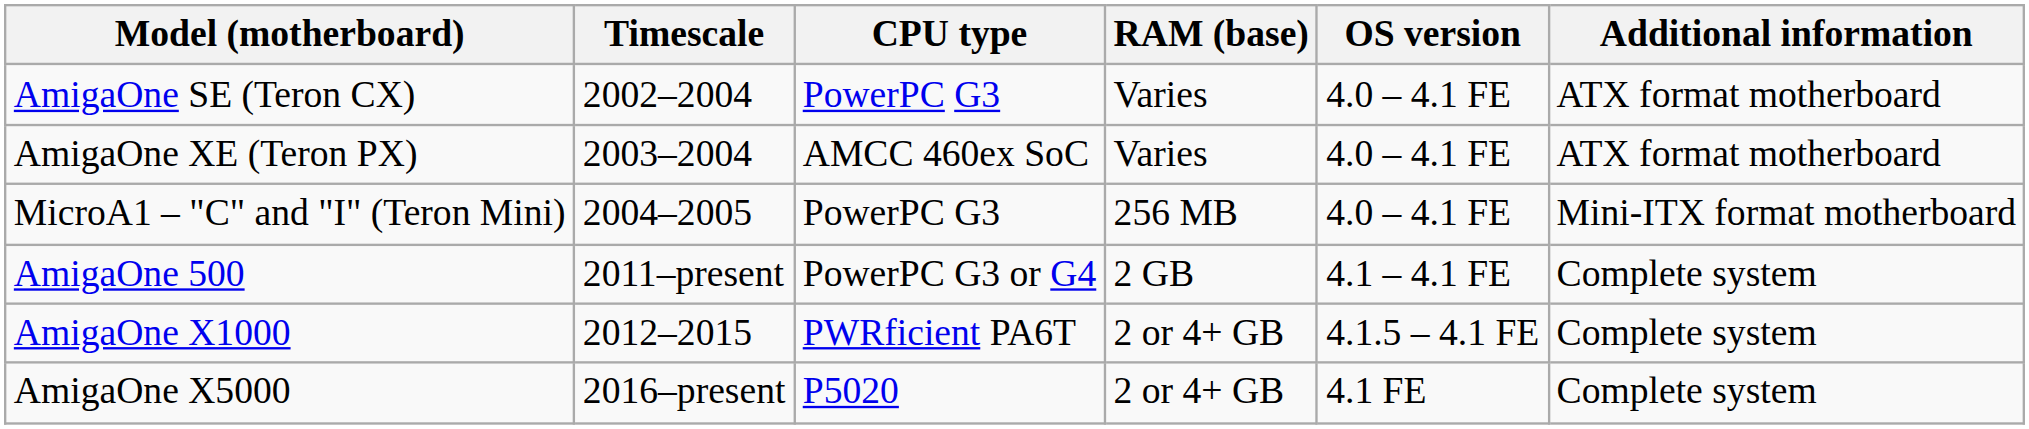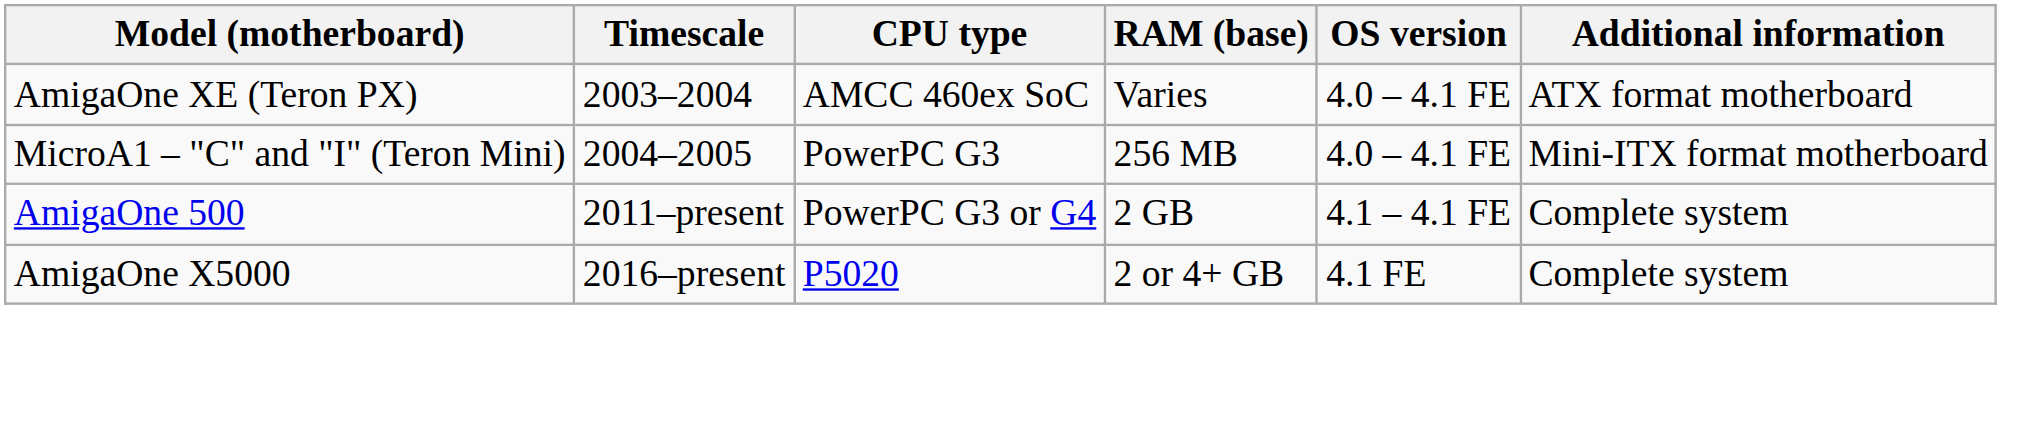- row: (215, 93)
- row: (152, 332)
